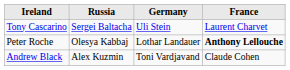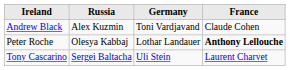rows swapped: (34, 57) <-> (37, 27)
